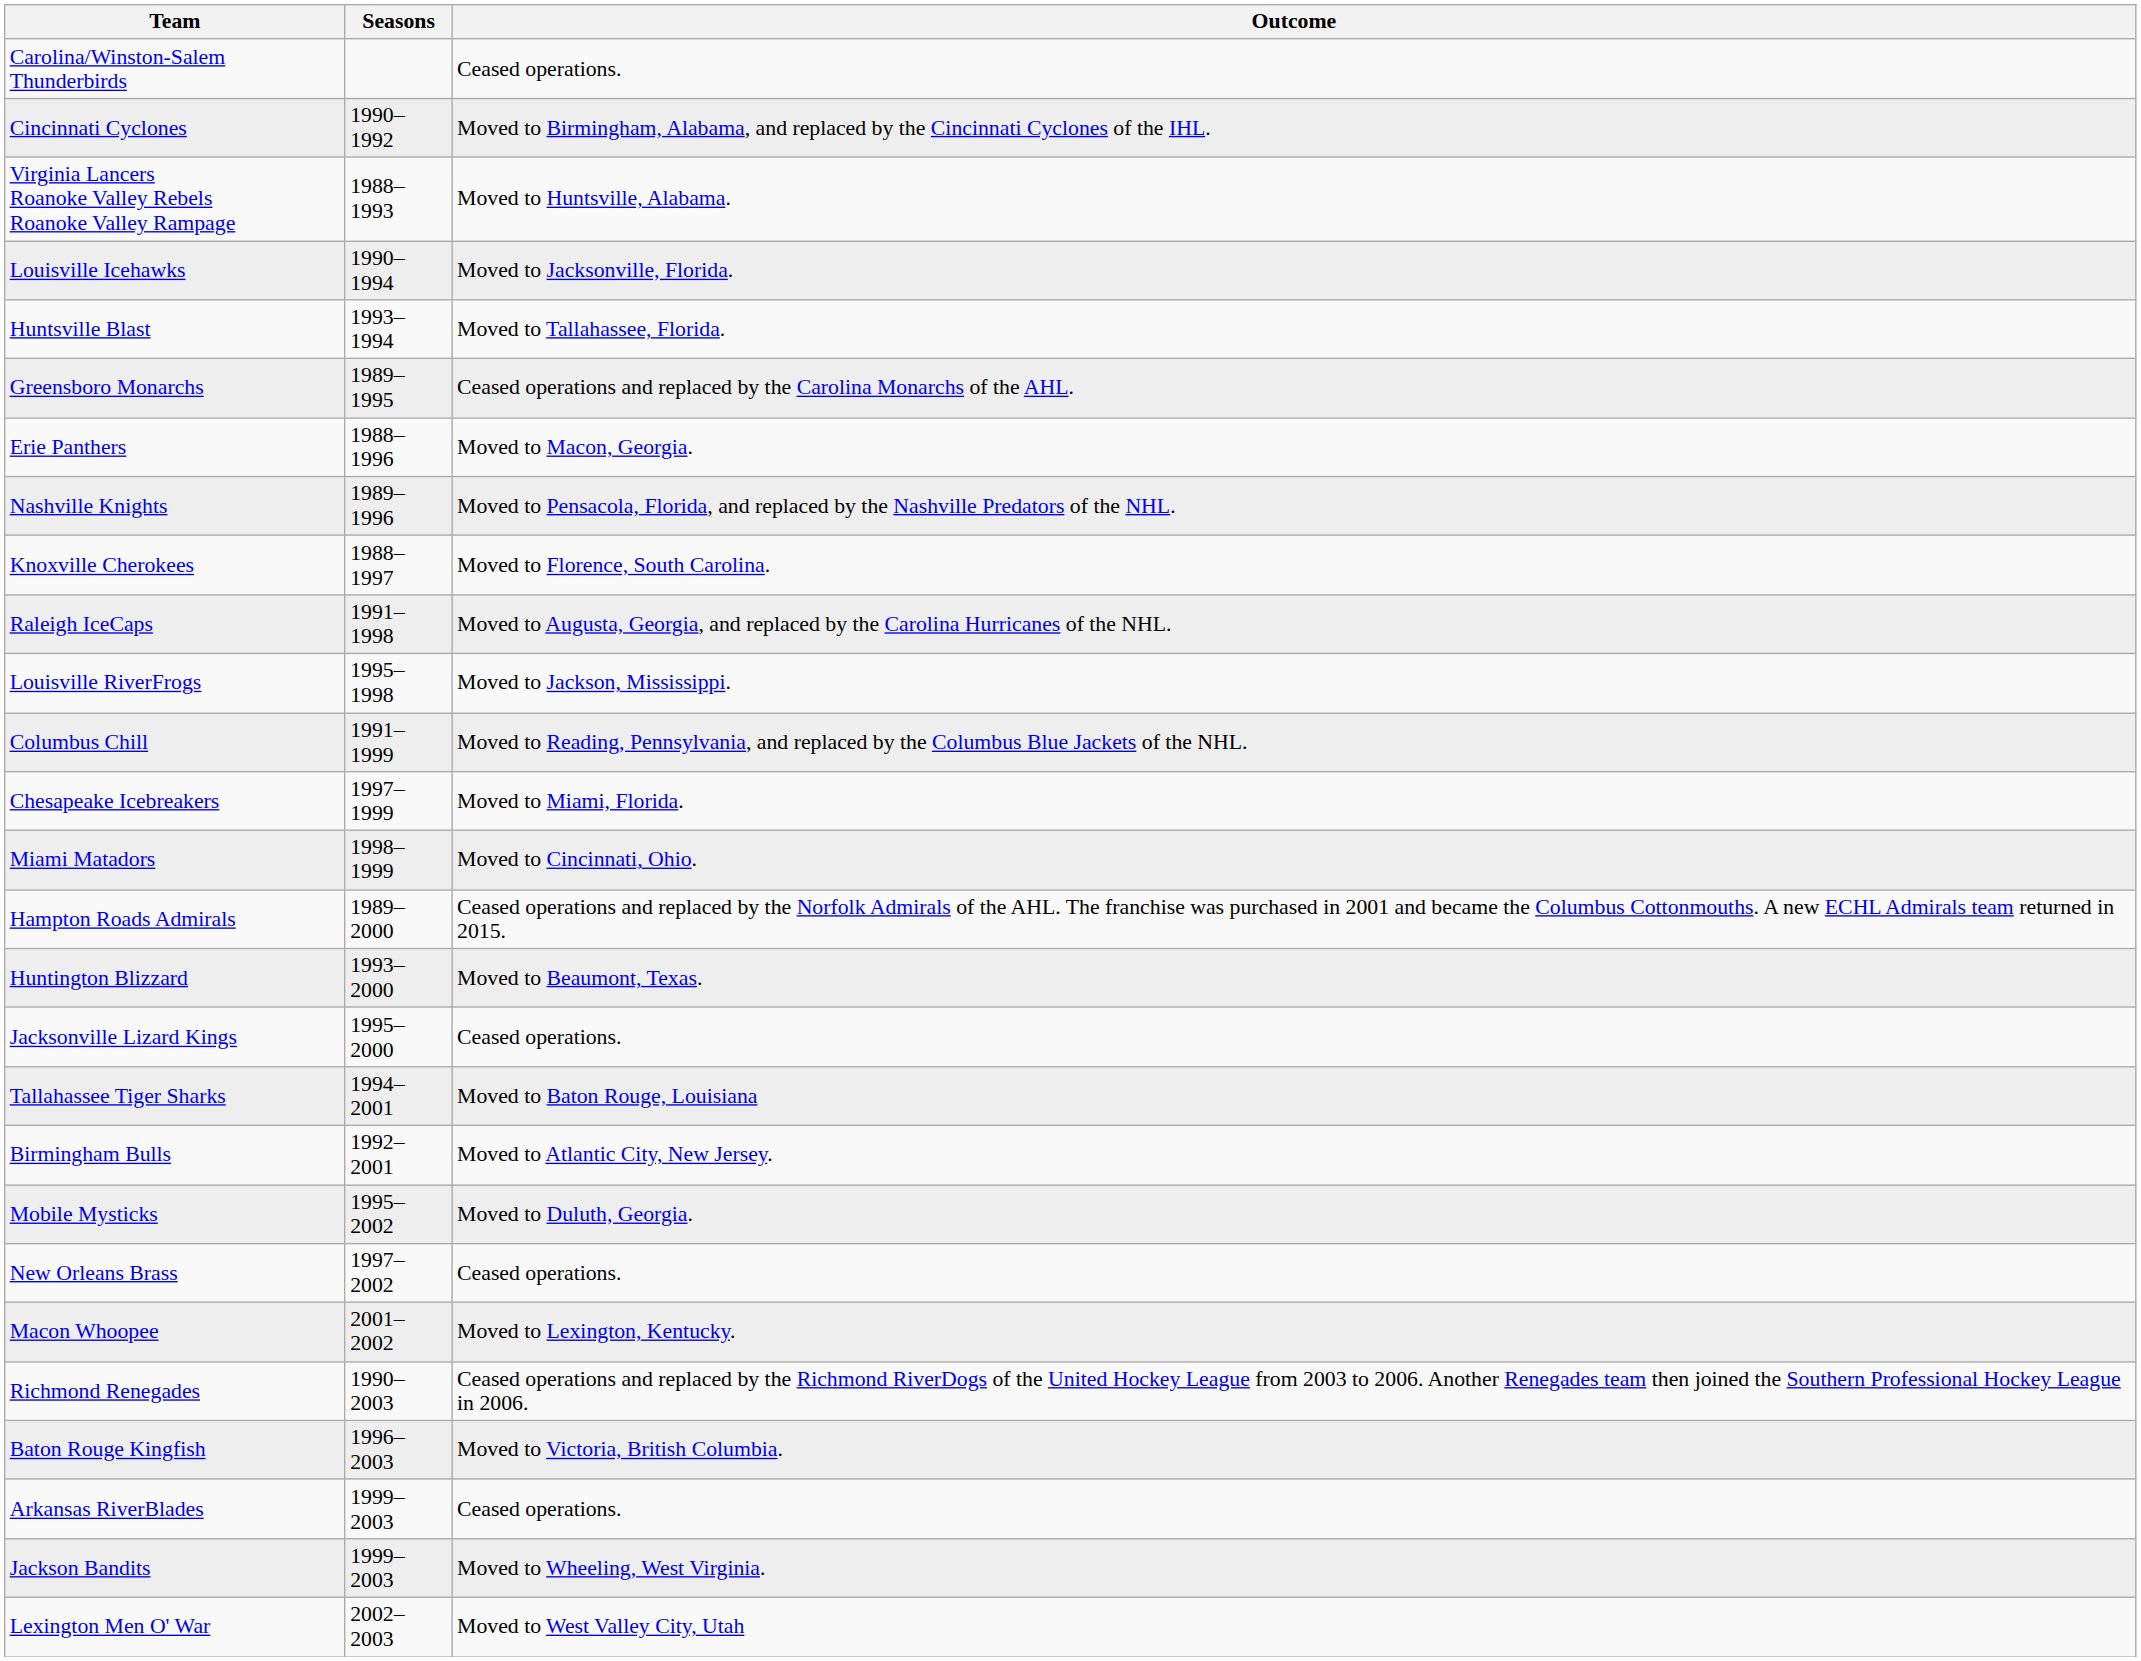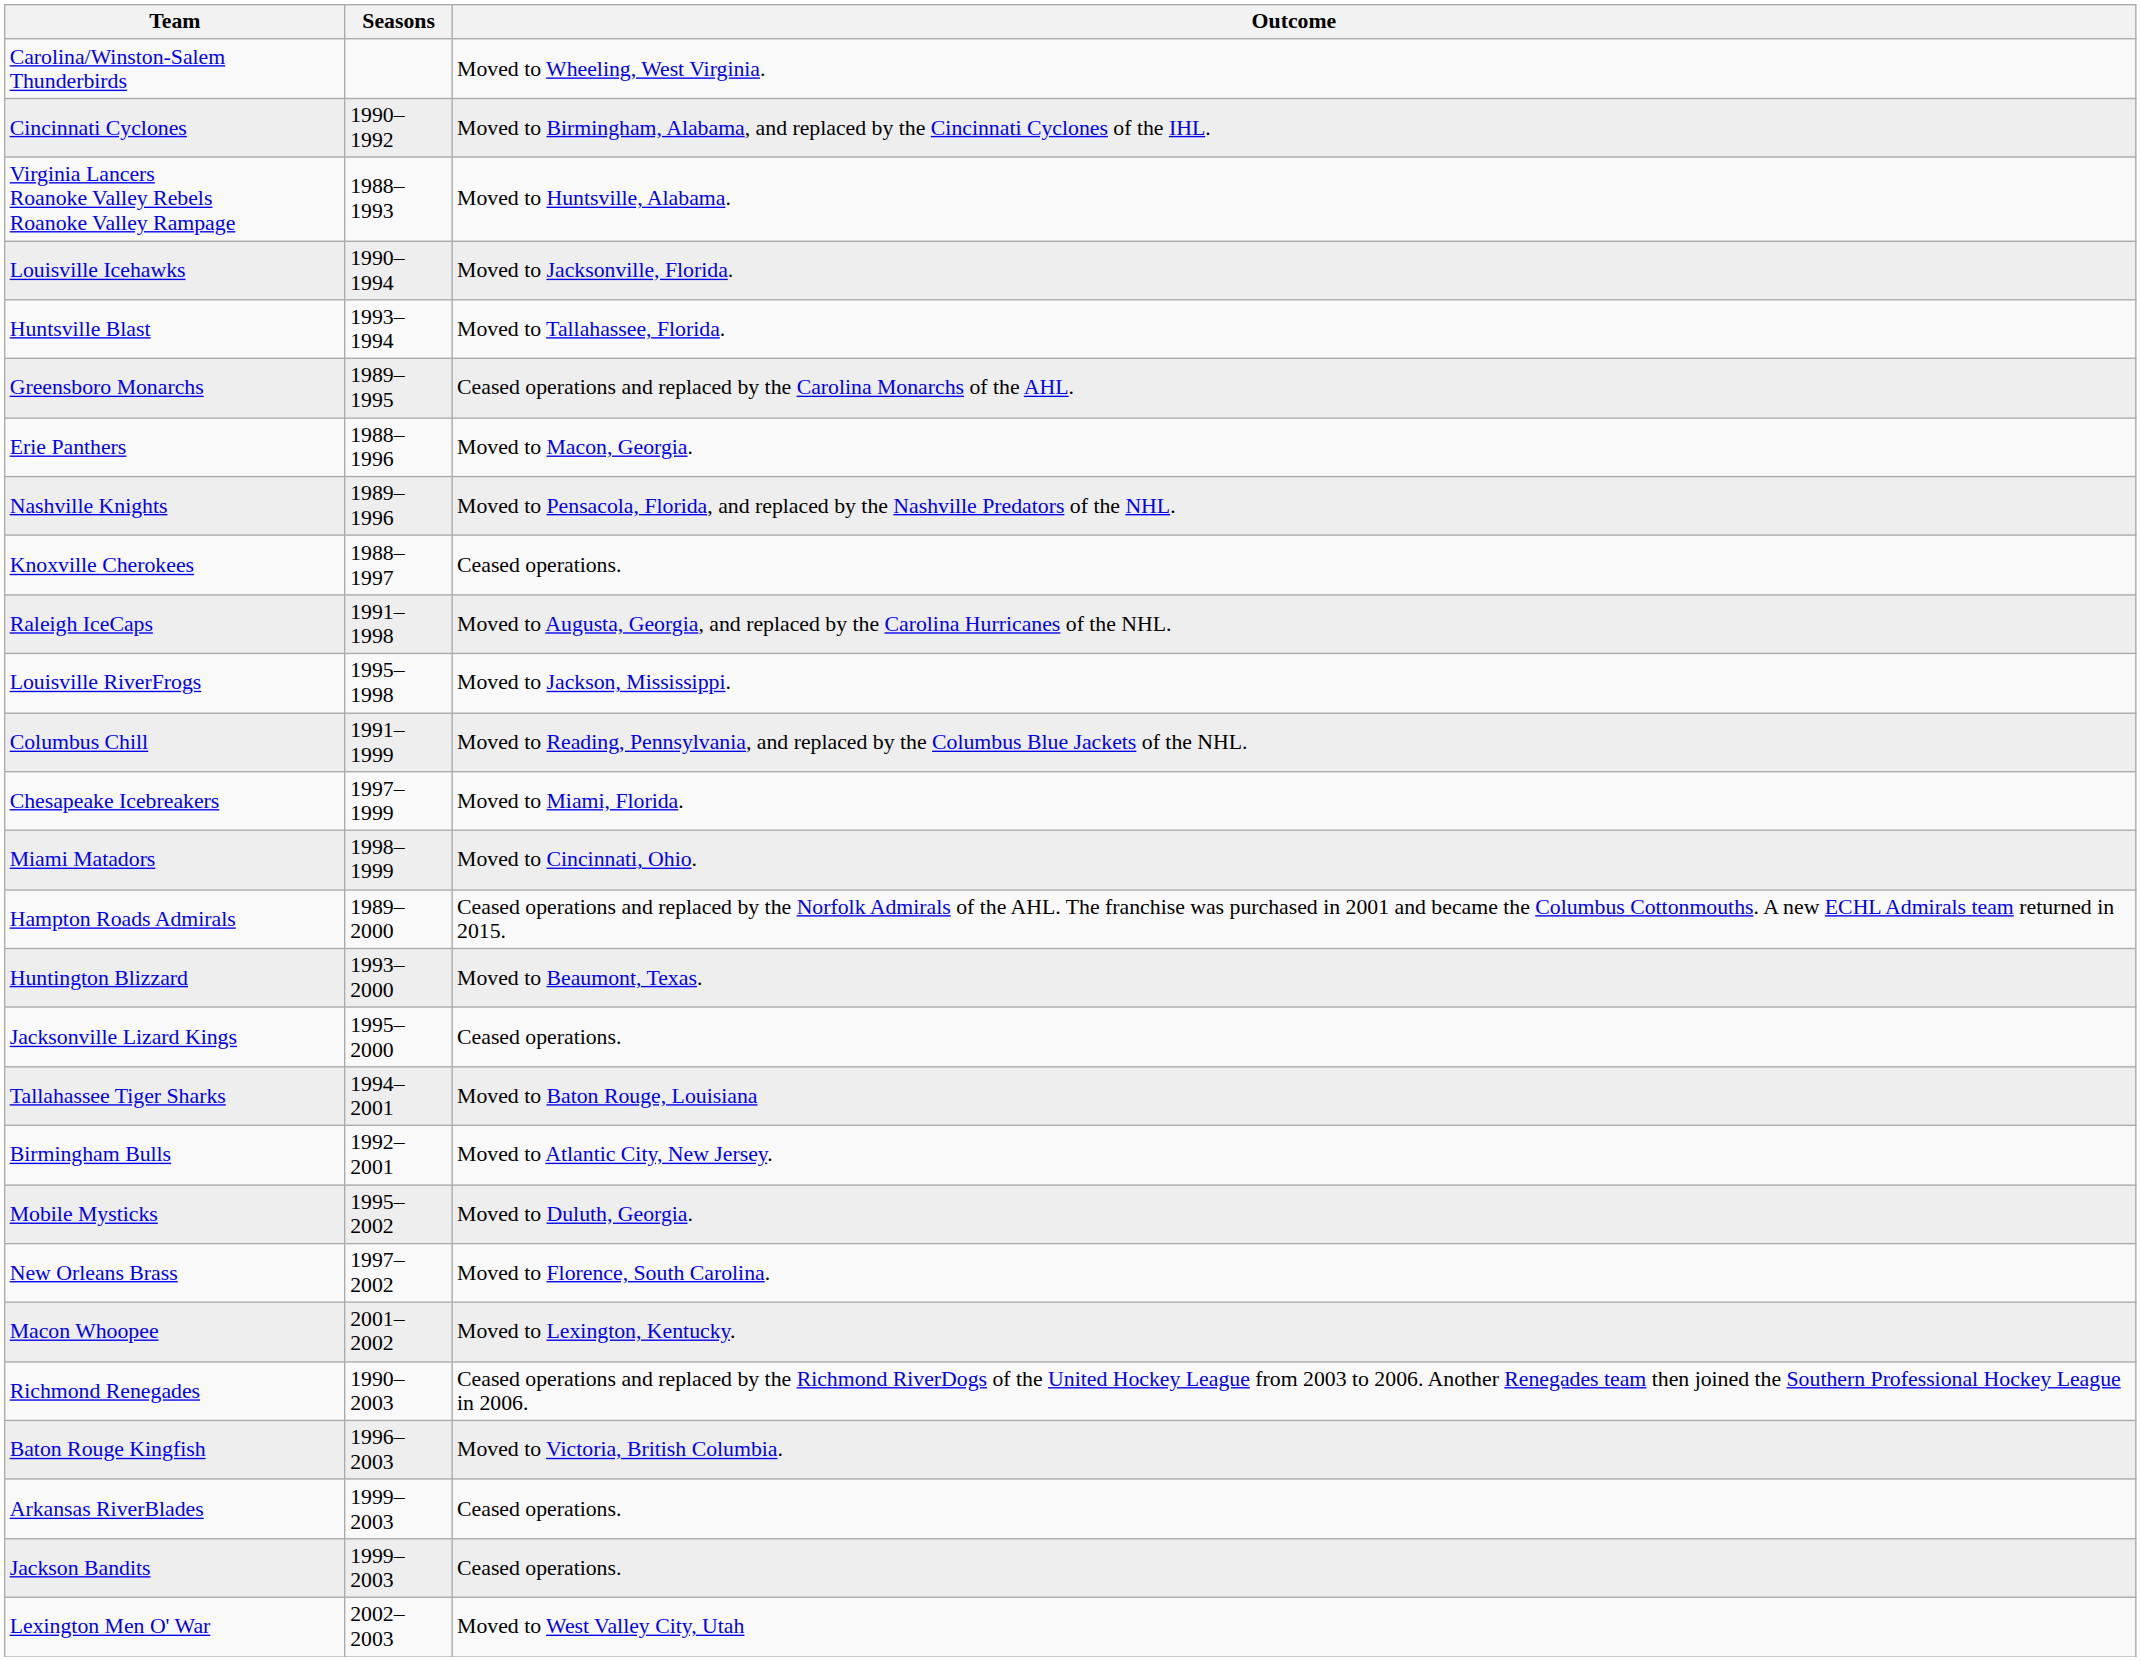(539, 68) Ceased operations. -> (611, 68) Moved to Wheeling, West Virginia.
(614, 564) Moved to Florence, South Carolina. -> (539, 564) Ceased operations.
(539, 1272) Ceased operations. -> (614, 1272) Moved to Florence, South Carolina.
(611, 1567) Moved to Wheeling, West Virginia. -> (539, 1567) Ceased operations.
